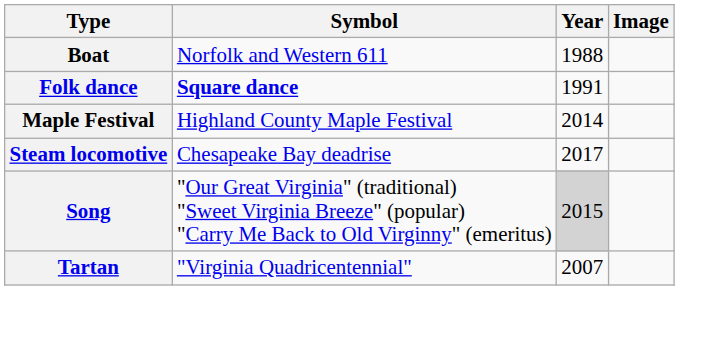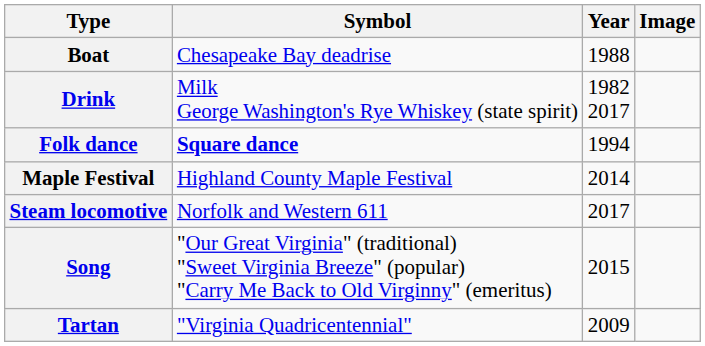(282, 54) Norfolk and Western 611 -> (284, 54) Chesapeake Bay deadrise
+ row: (88, 99)
(582, 87) 1991 -> (609, 144) 1994
(284, 154) Chesapeake Bay deadrise -> (282, 210) Norfolk and Western 611
(582, 210) lightgrey background -> (609, 267) no background
(582, 267) 2007 -> (609, 324) 2009
